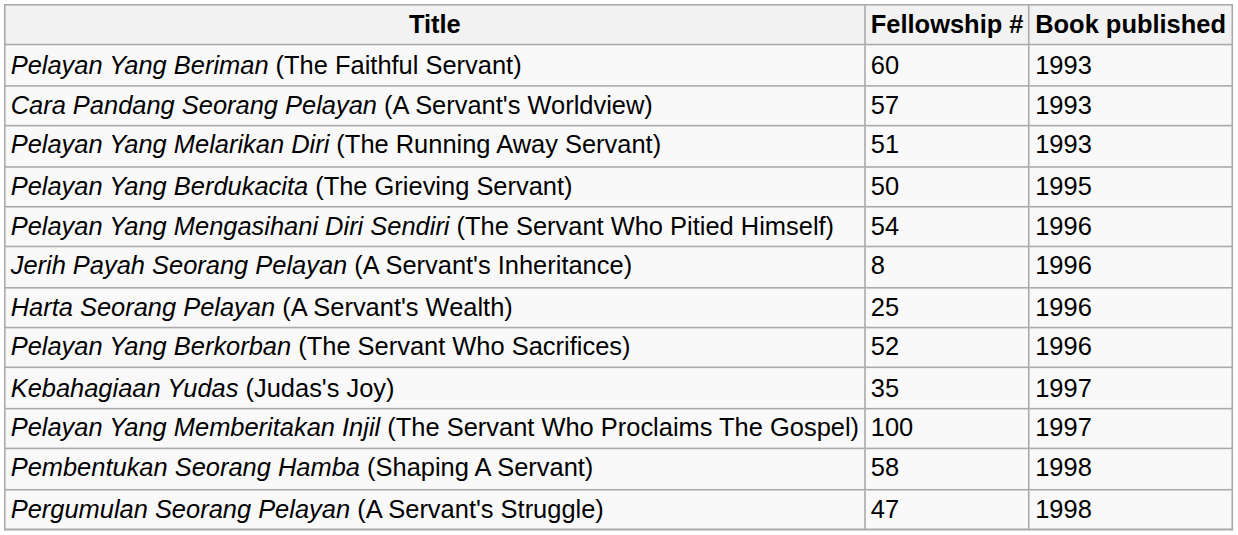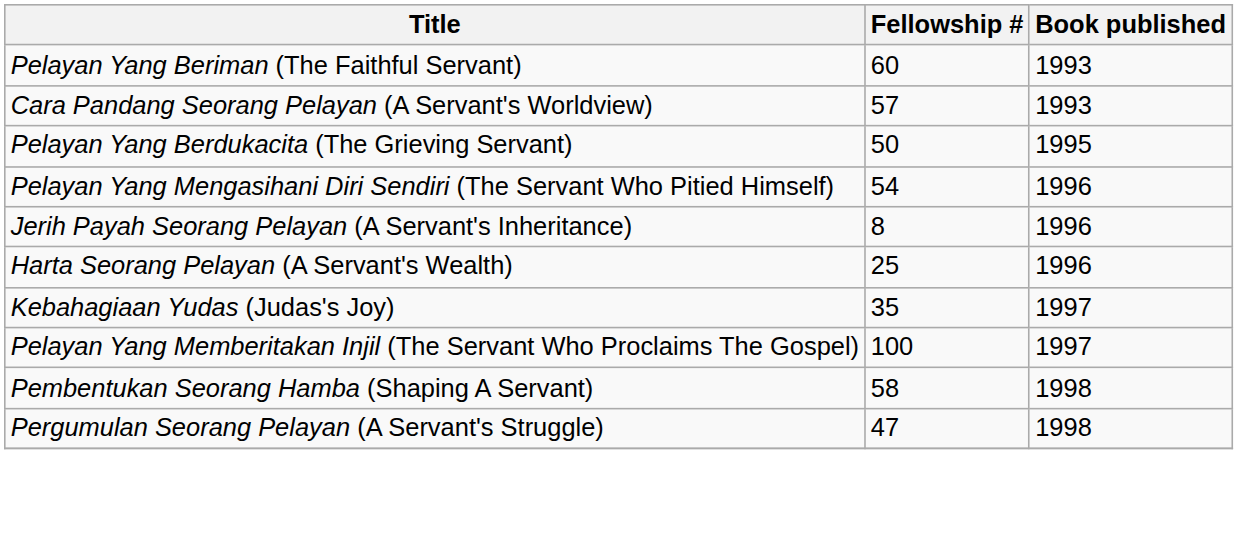- row: (336, 145)
- row: (321, 347)
